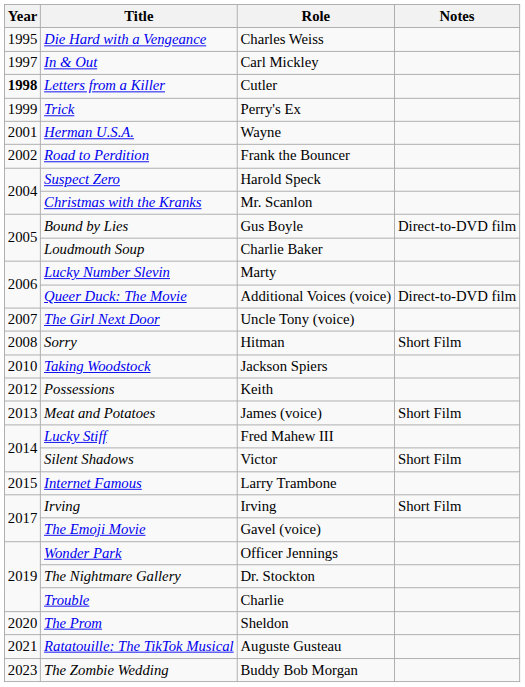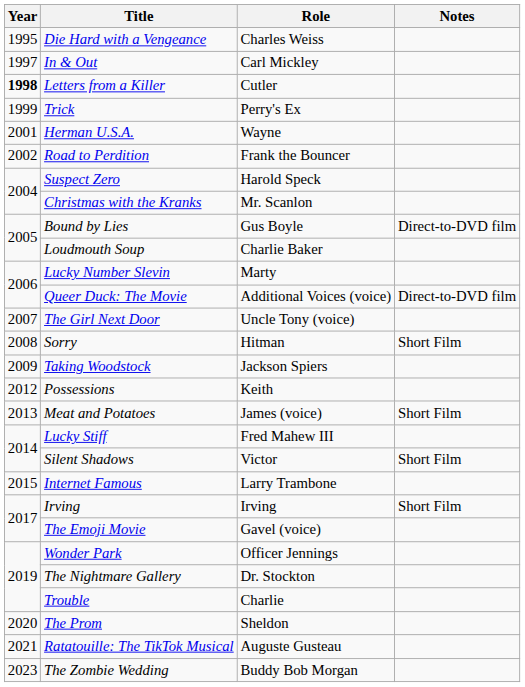(23, 366) 2010 -> (23, 366) 2009
